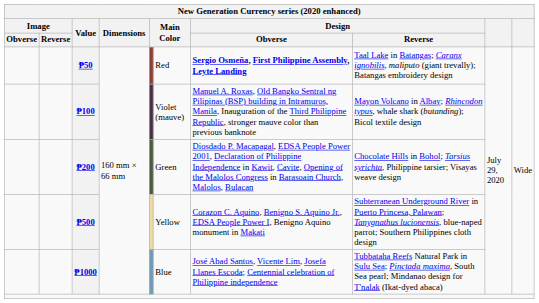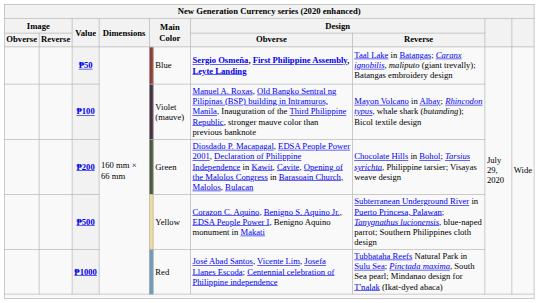(162, 65) Red -> (164, 65) Blue
(164, 272) Blue -> (162, 272) Red
